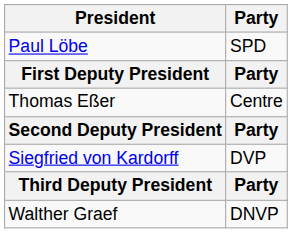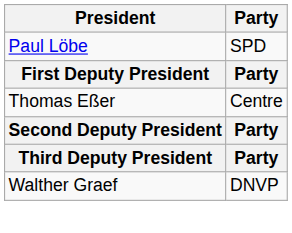- row: (94, 158)
